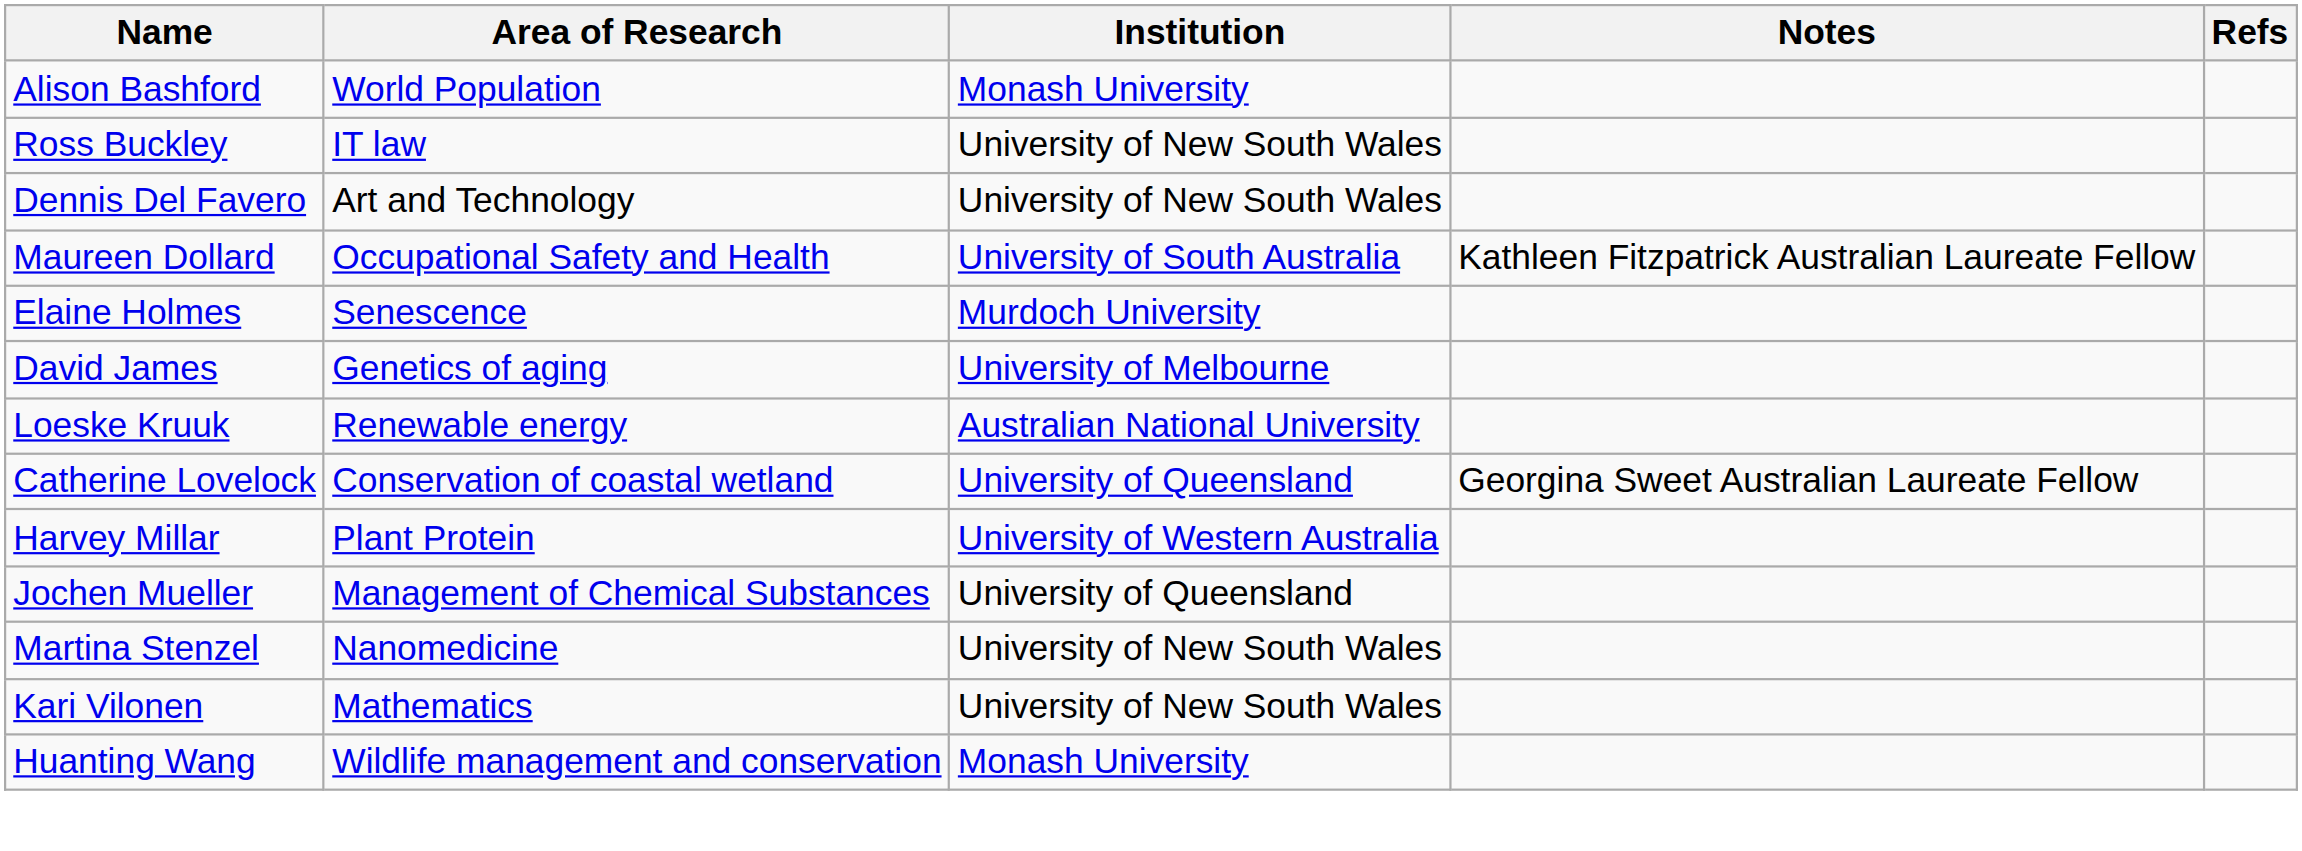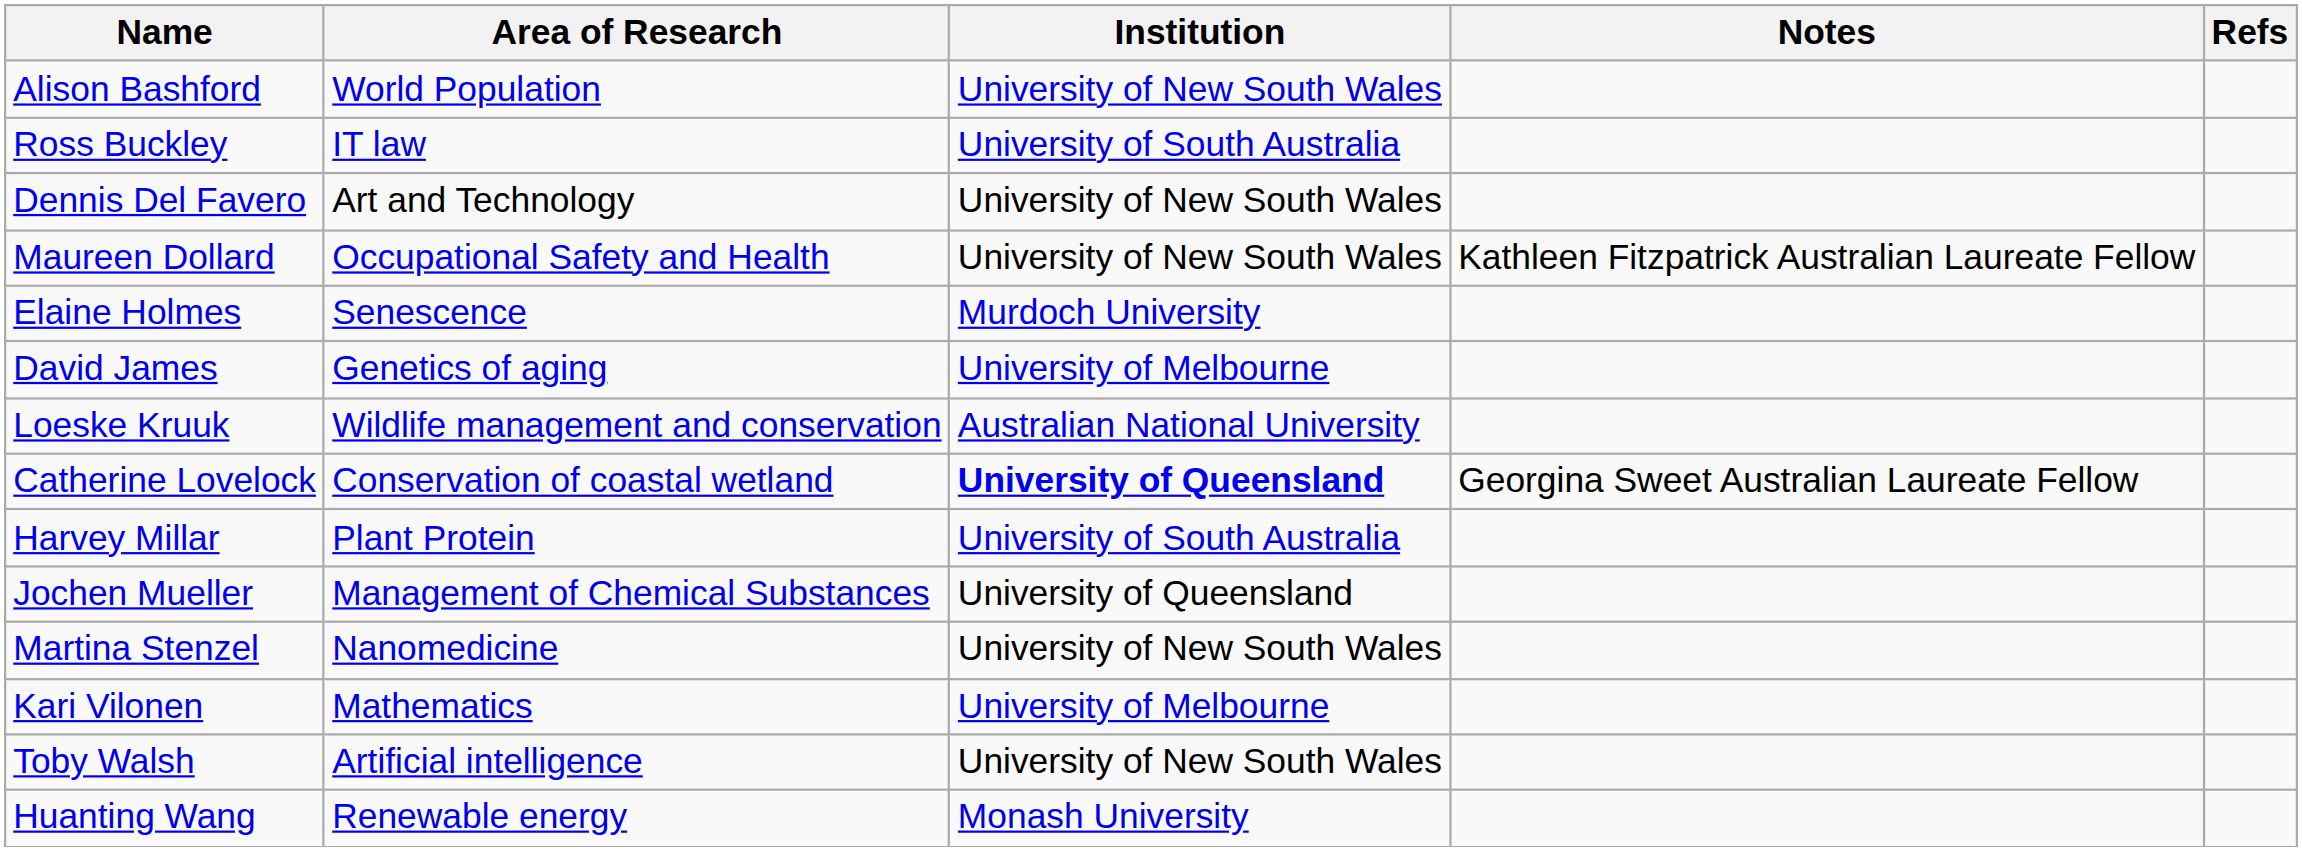(1103, 88) Monash University -> (1200, 88) University of New South Wales
(1200, 144) University of New South Wales -> (1179, 144) University of South Australia
(1179, 256) University of South Australia -> (1200, 256) University of New South Wales
(480, 425) Renewable energy -> (637, 425) Wildlife management and conservation
(1155, 481) normal -> (1171, 481) bold
(1198, 537) University of Western Australia -> (1179, 537) University of South Australia
(1200, 705) University of New South Wales -> (1144, 705) University of Melbourne
+ row: (104, 761)
(637, 761) Wildlife management and conservation -> (480, 817) Renewable energy
